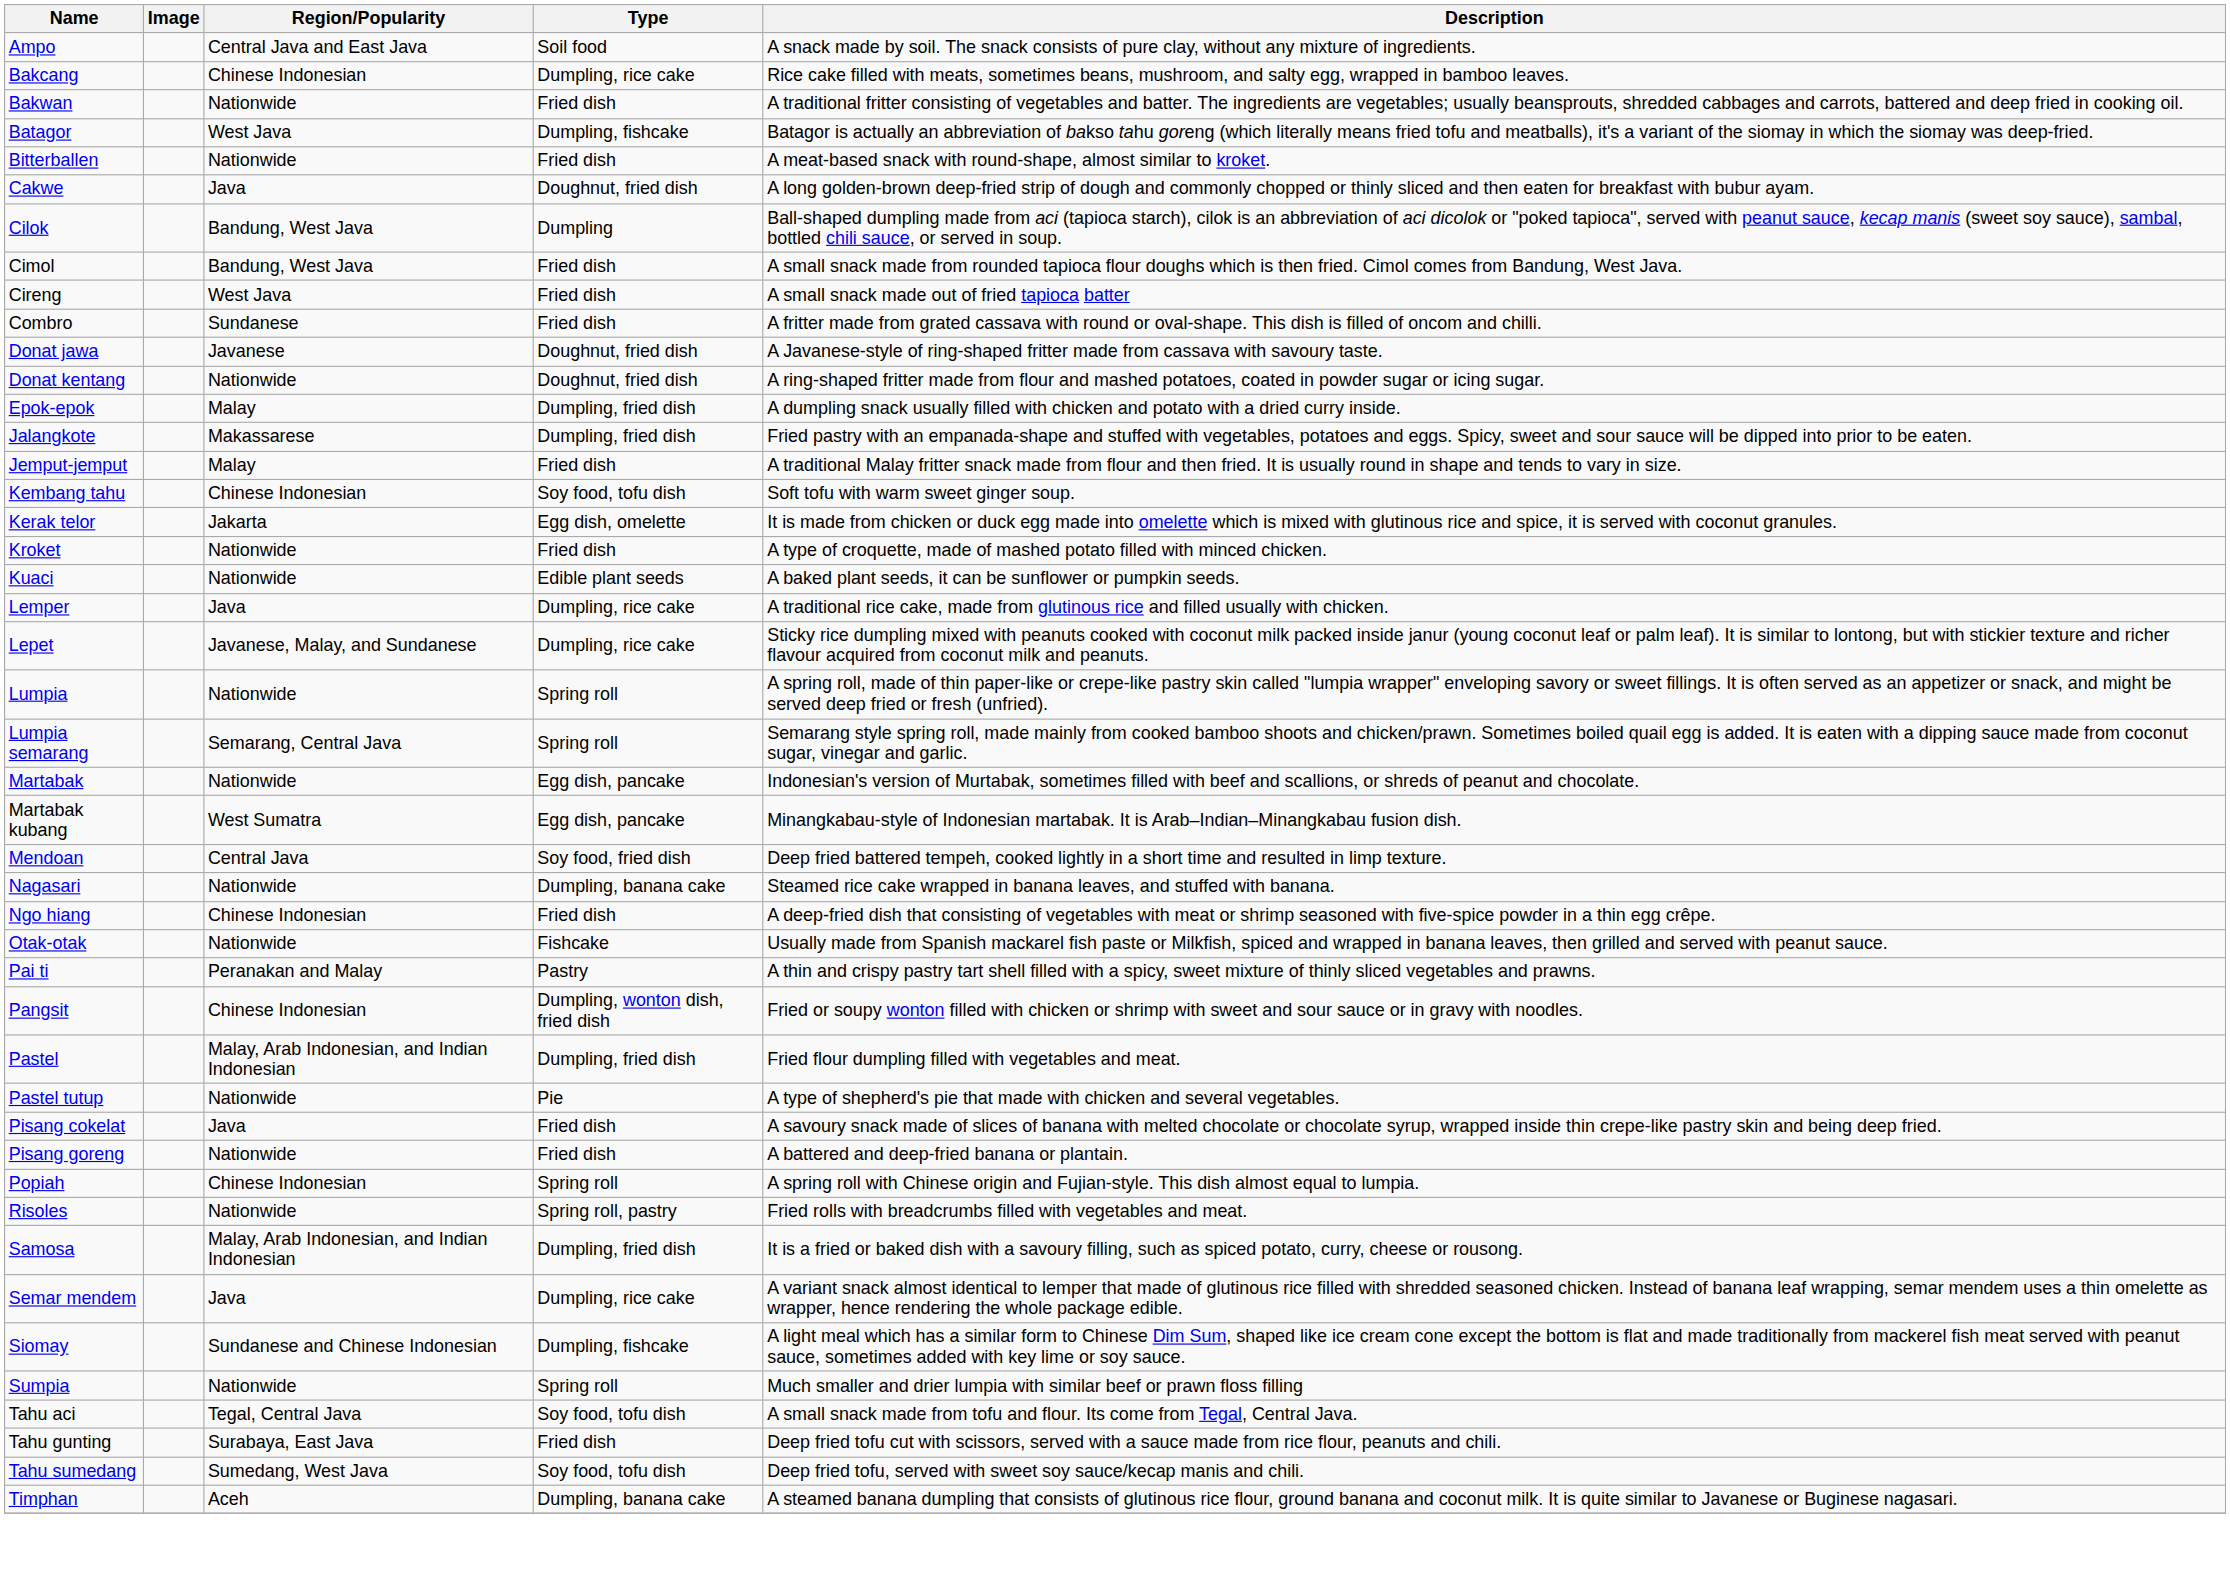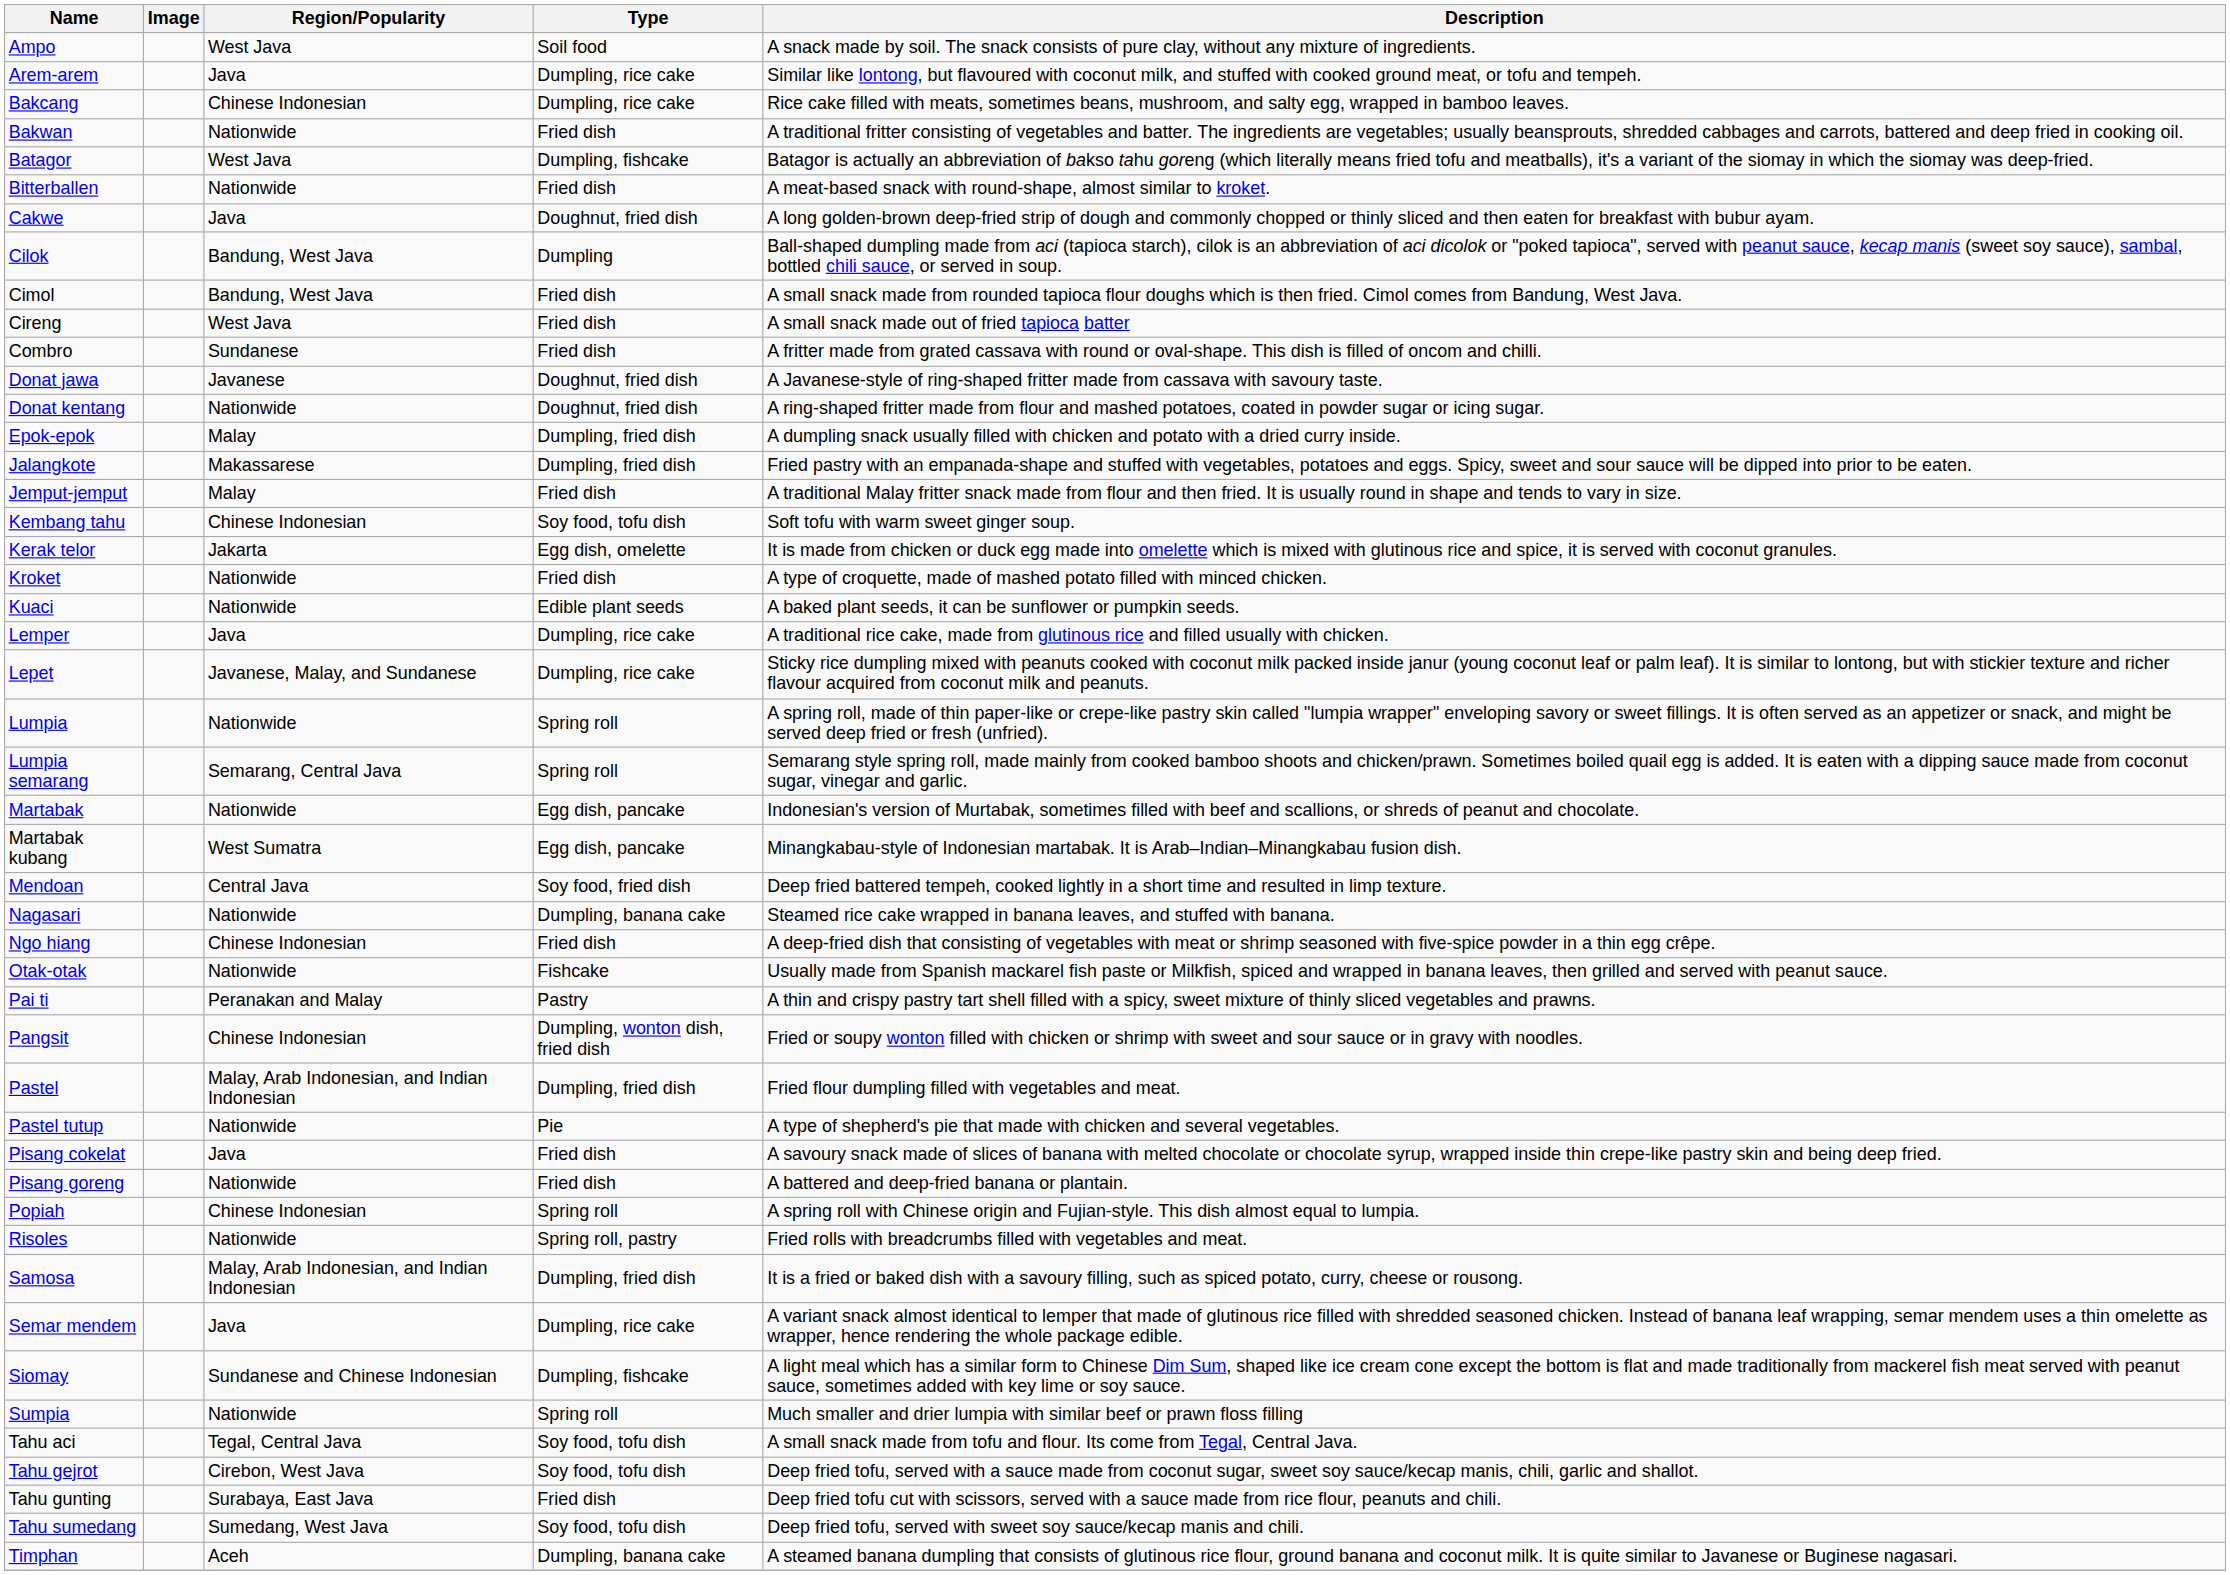(317, 47) Central Java and East Java -> (250, 47) West Java
+ row: (53, 75)
+ row: (53, 1470)
